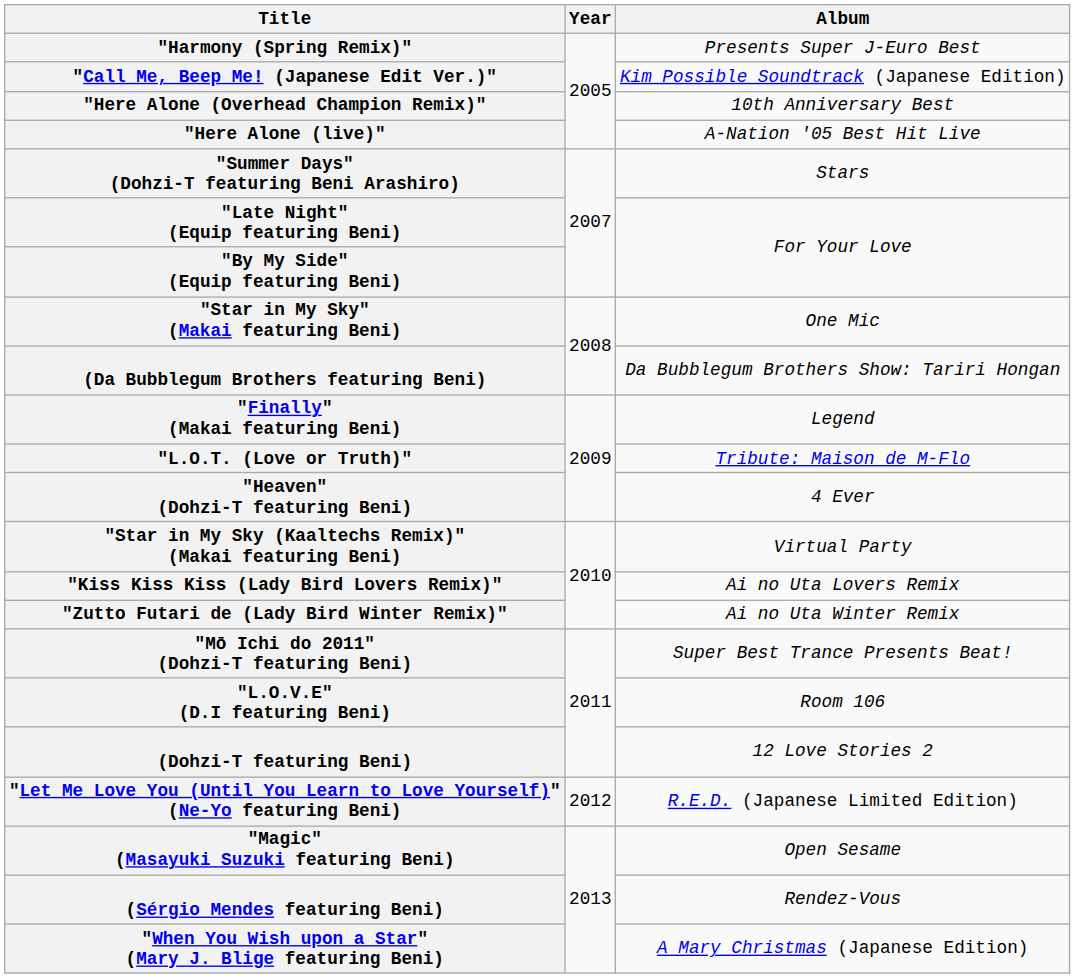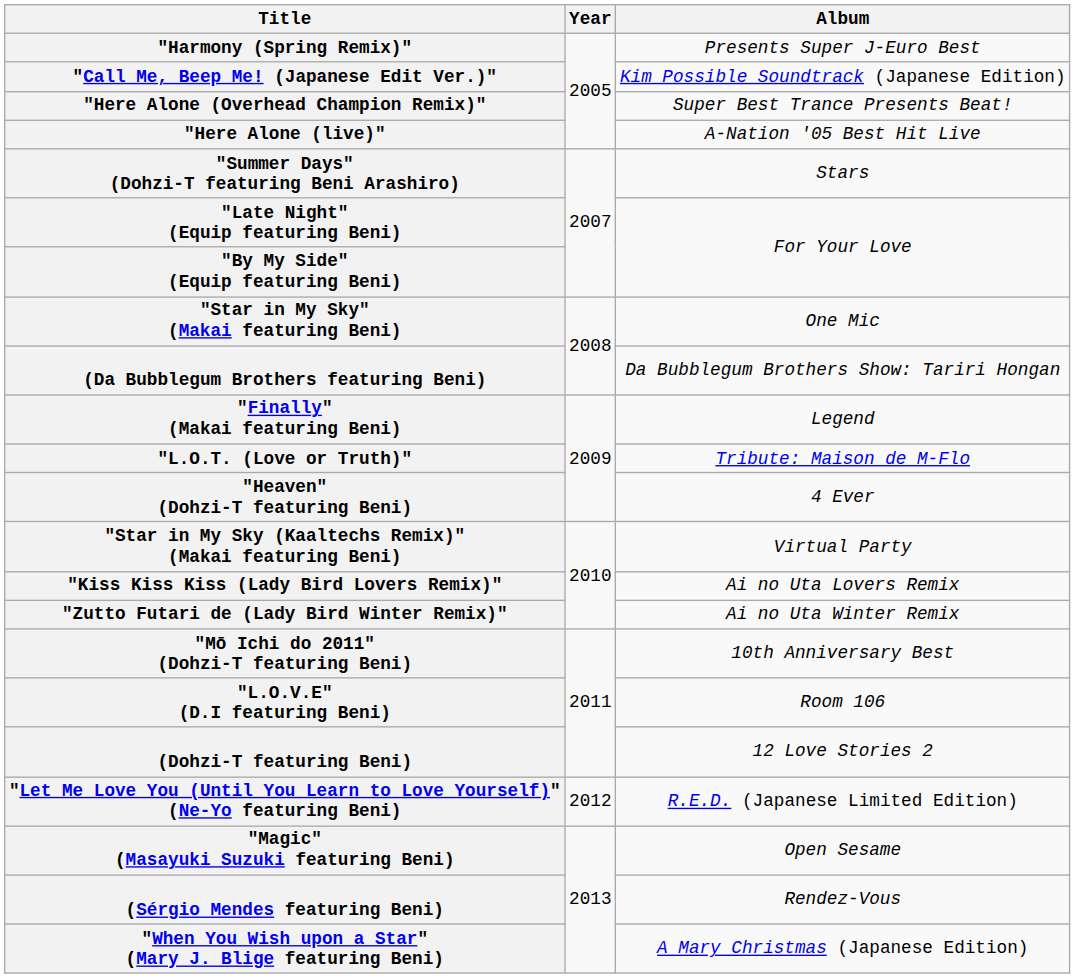(843, 106) 10th Anniversary Best -> (843, 106) Super Best Trance Presents Beat!
(843, 654) Super Best Trance Presents Beat! -> (843, 654) 10th Anniversary Best
